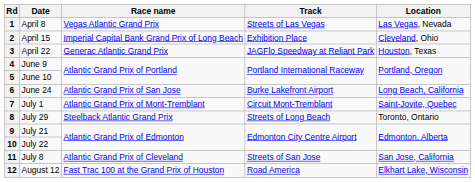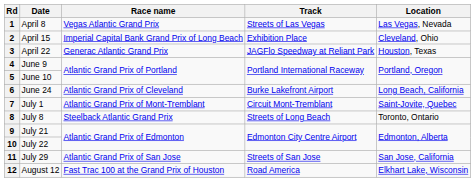(122, 90) Atlantic Grand Prix of San Jose -> (123, 90) Atlantic Grand Prix of Cleveland
(35, 117) July 29 -> (33, 117) July 8
(33, 157) July 8 -> (35, 157) July 29
(123, 157) Atlantic Grand Prix of Cleveland -> (122, 157) Atlantic Grand Prix of San Jose
